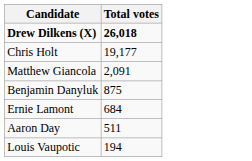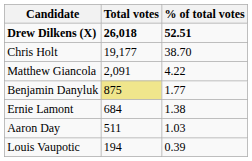+ column: (205, 14)
(113, 90) no background -> (113, 90) khaki background
